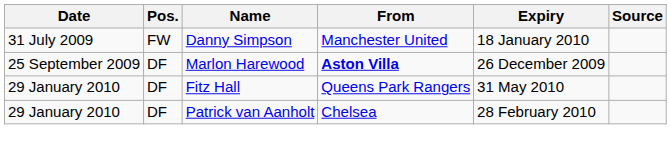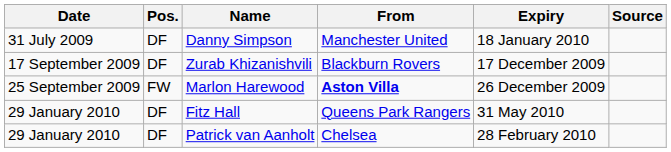(159, 40) FW -> (157, 40) DF
+ row: (249, 64)
(157, 64) DF -> (159, 87) FW
